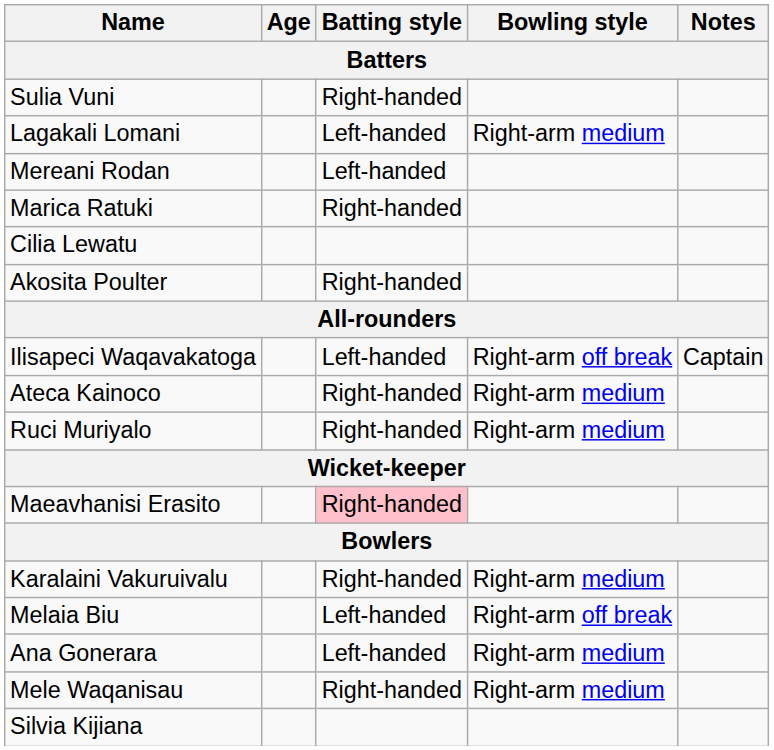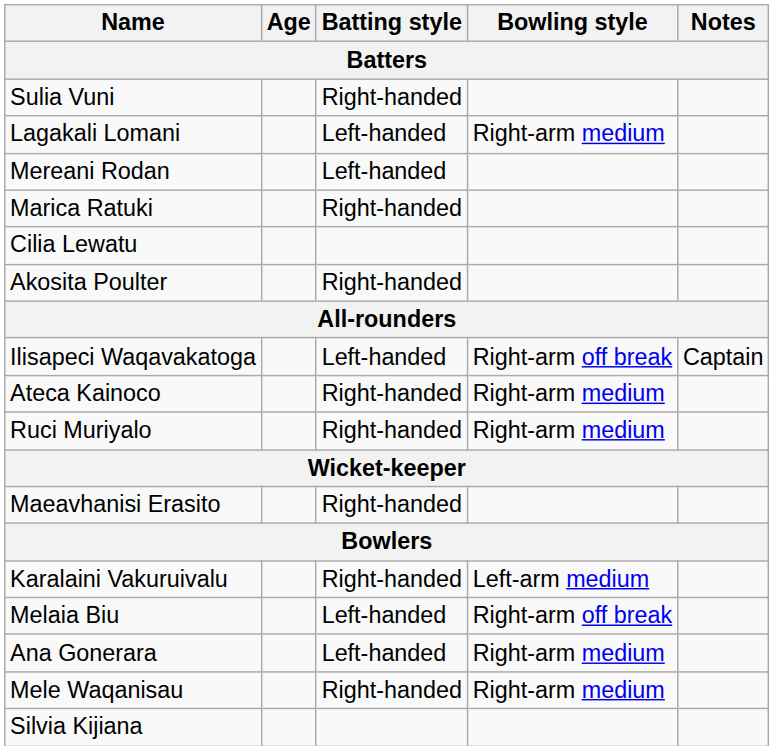(392, 504) pink background -> (392, 504) no background
(569, 578) Right-arm medium -> (561, 578) Left-arm medium
